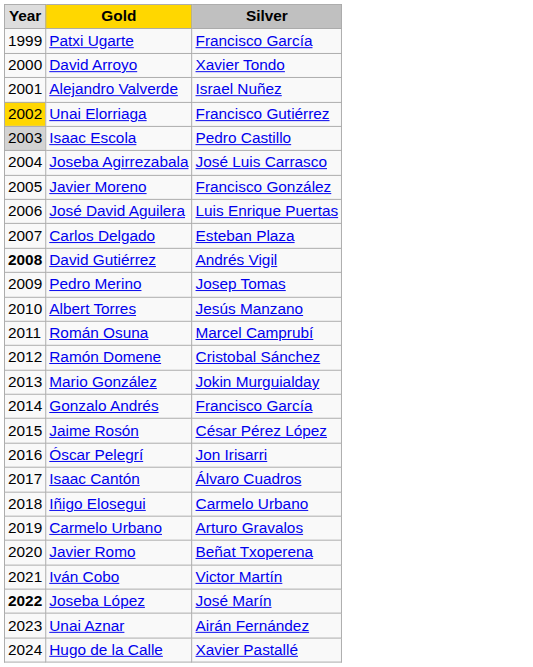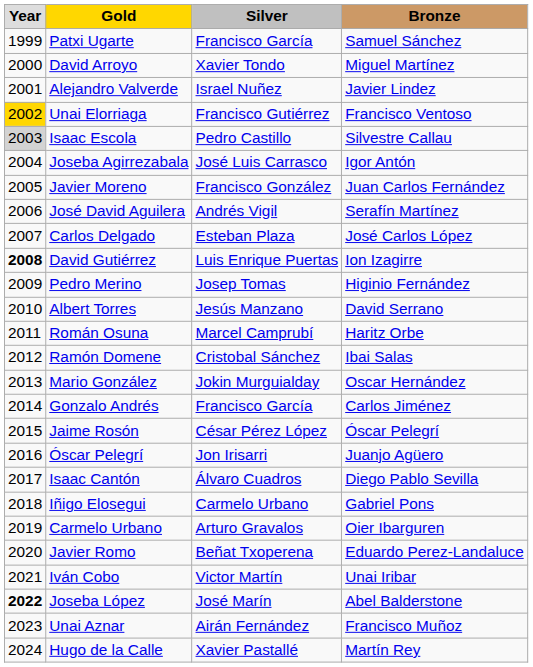+ column: (434, 16)
(267, 211) Luis Enrique Puertas -> (236, 211) Andrés Vigil
(236, 260) Andrés Vigil -> (267, 260) Luis Enrique Puertas
